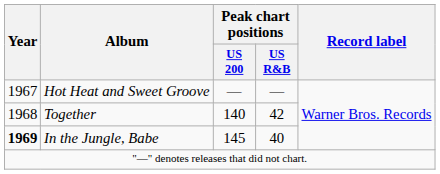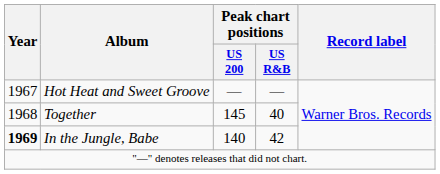(234, 114) 140 -> (234, 114) 145
(277, 114) 42 -> (277, 114) 40
(234, 138) 145 -> (234, 138) 140
(277, 138) 40 -> (277, 138) 42
